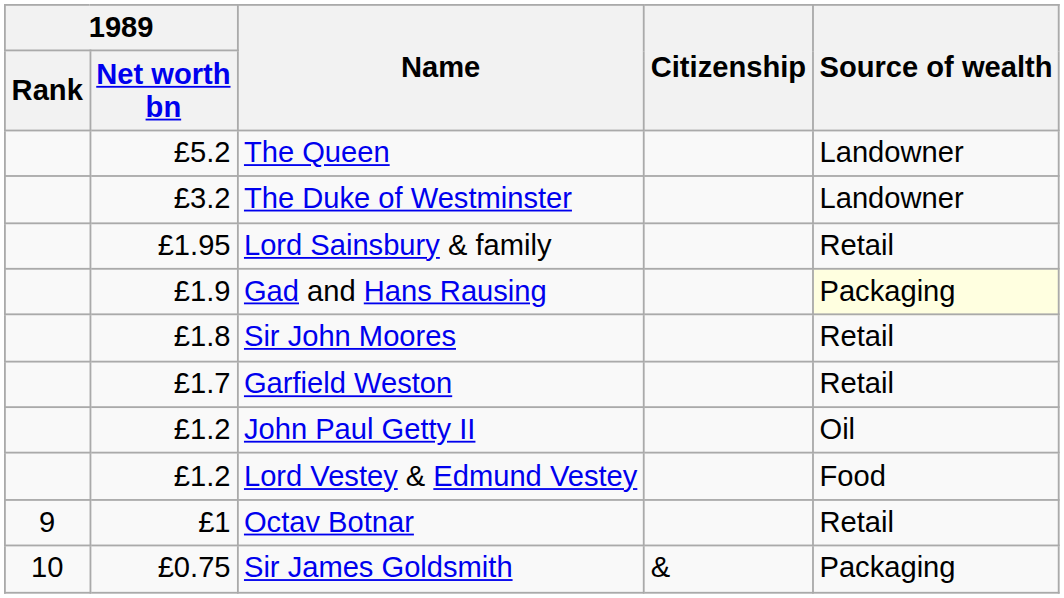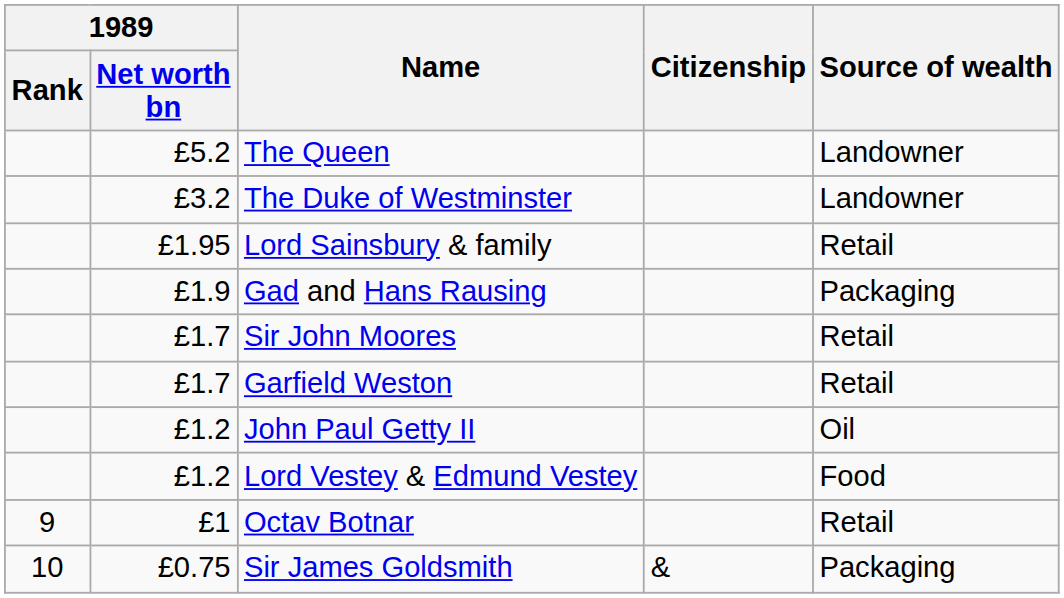(887, 291) lightyellow background -> (887, 291) no background
(202, 337) £1.8 -> (202, 337) £1.7
